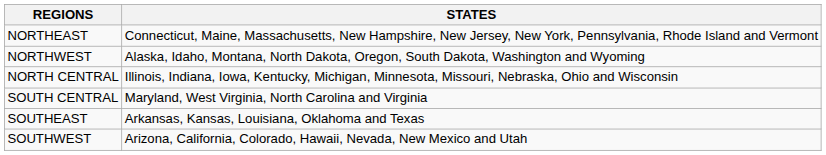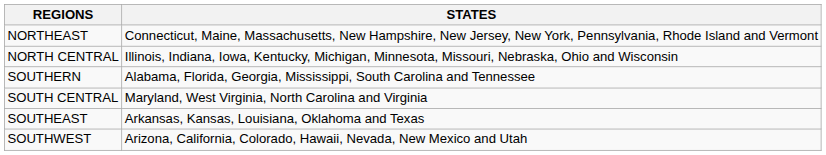- row: (50, 56)
+ row: (44, 77)
